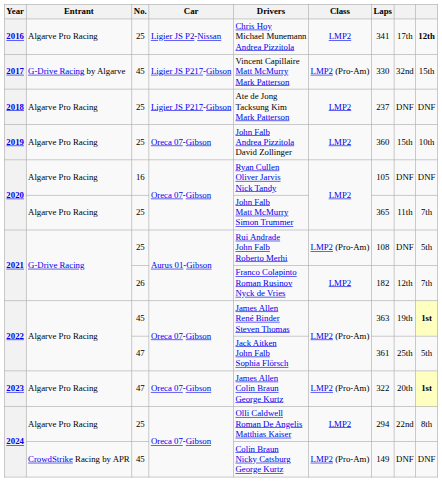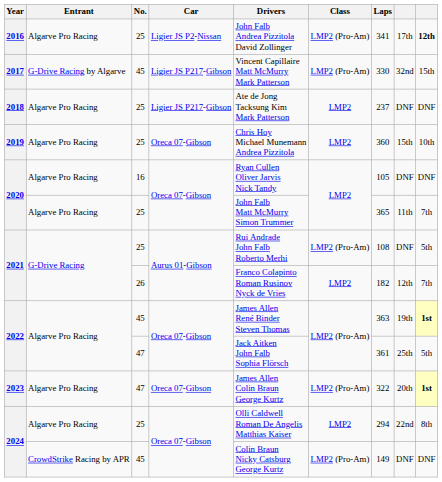(271, 36) Chris Hoy Michael Munemann Andrea Pizzitola -> (265, 36) John Falb Andrea Pizzitola David Zollinger
(340, 36) LMP2 -> (340, 36) LMP2 (Pro-Am)
(265, 142) John Falb Andrea Pizzitola David Zollinger -> (271, 142) Chris Hoy Michael Munemann Andrea Pizzitola
